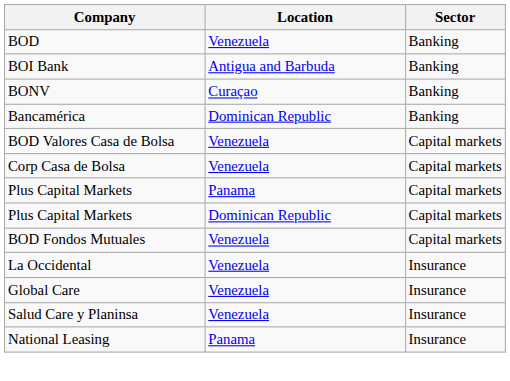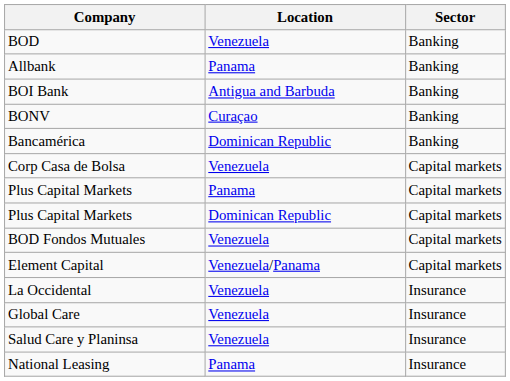+ row: (32, 66)
- row: (91, 141)
+ row: (56, 265)
